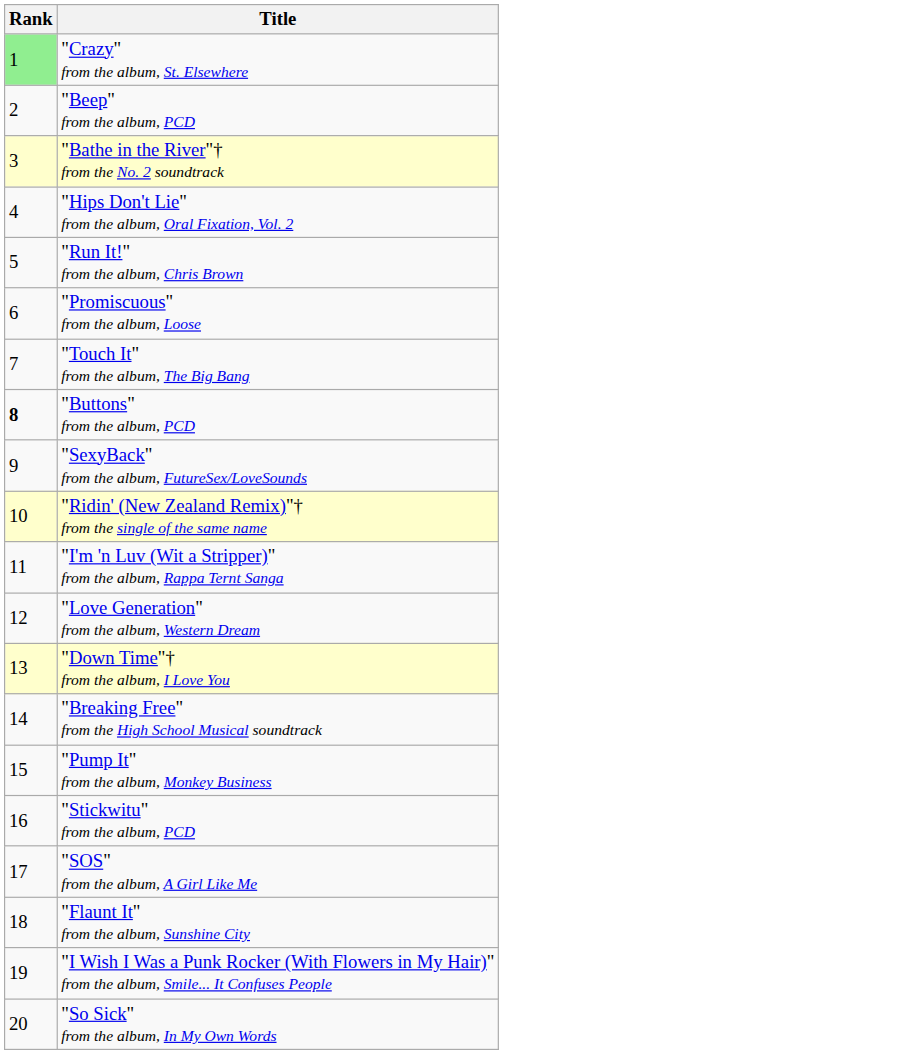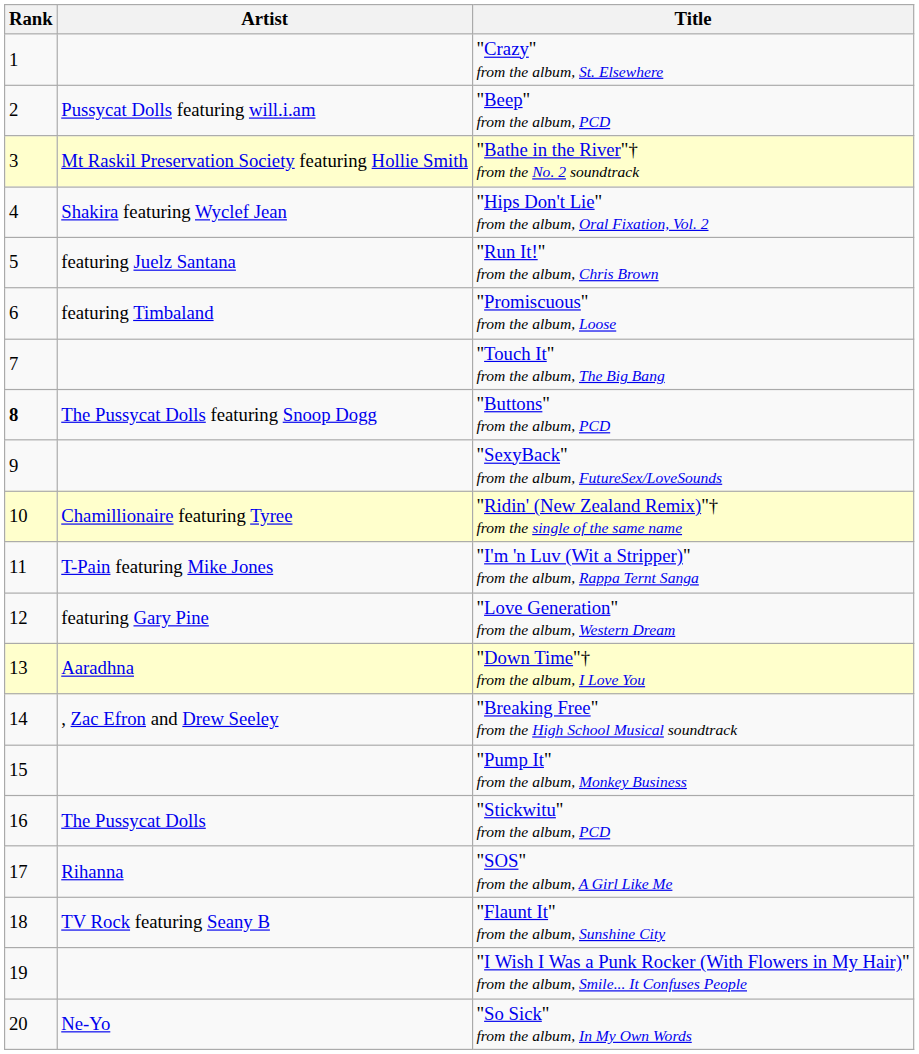+ column: (265, 19)
(14, 59) lightgreen background -> (14, 59) no background
